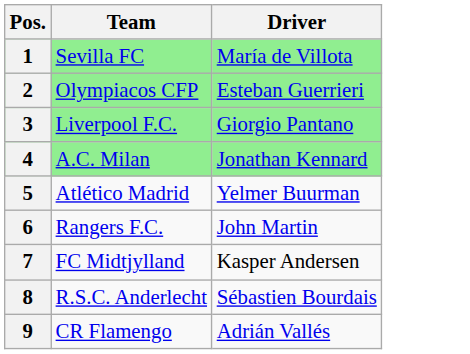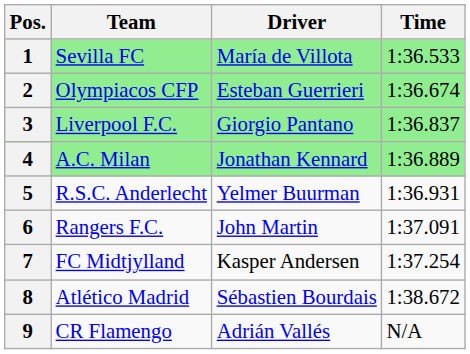+ column: (423, 21)
(122, 193) Atlético Madrid -> (131, 193) R.S.C. Anderlecht
(131, 296) R.S.C. Anderlecht -> (122, 296) Atlético Madrid
